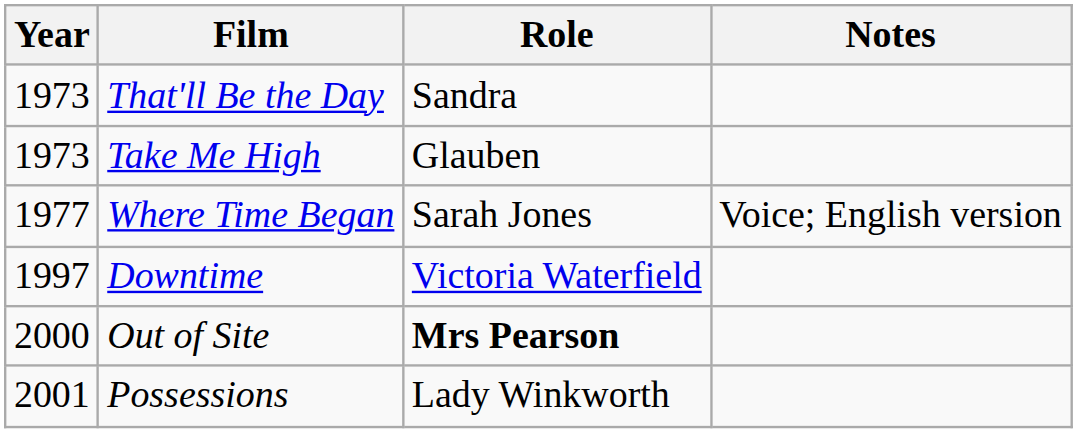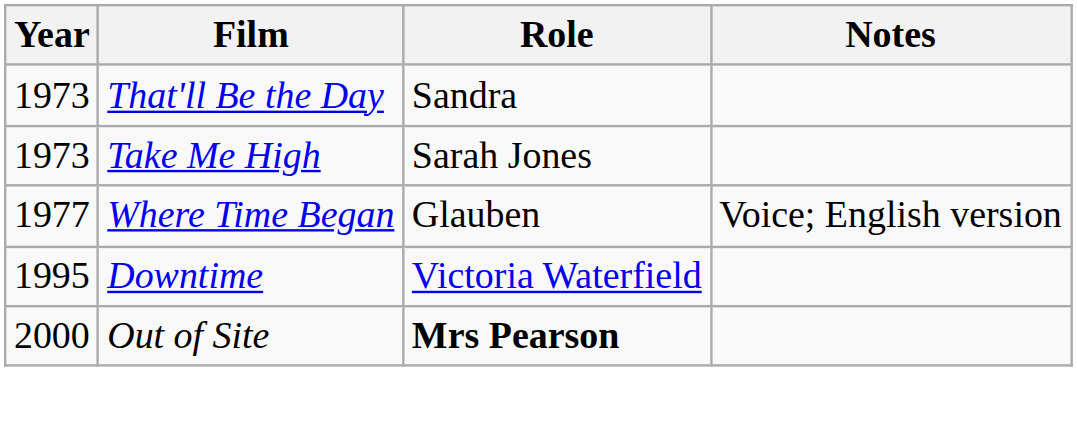(476, 154) Glauben -> (502, 154) Sarah Jones
(502, 214) Sarah Jones -> (476, 214) Glauben
(52, 275) 1997 -> (52, 275) 1995
- row: (198, 395)
